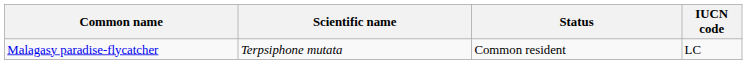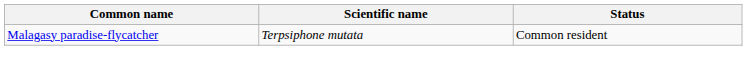- column: (712, 21)
